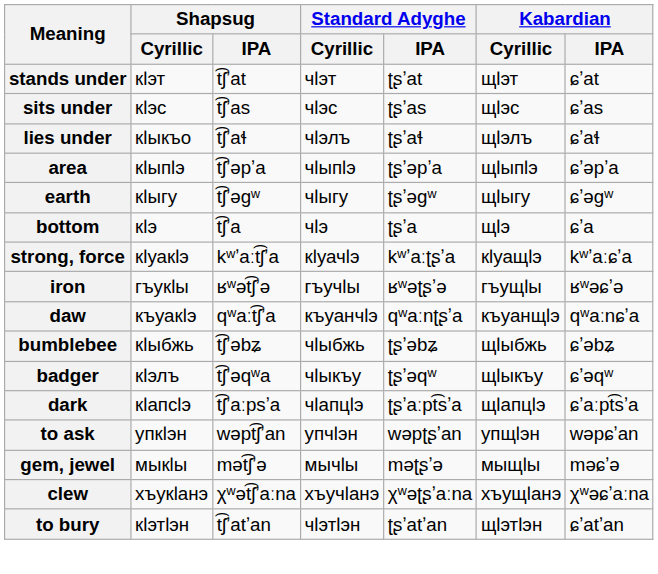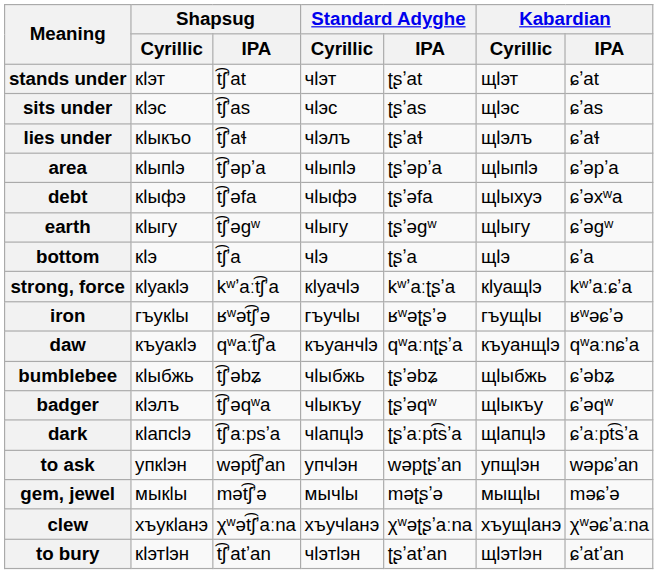+ row: (68, 197)
